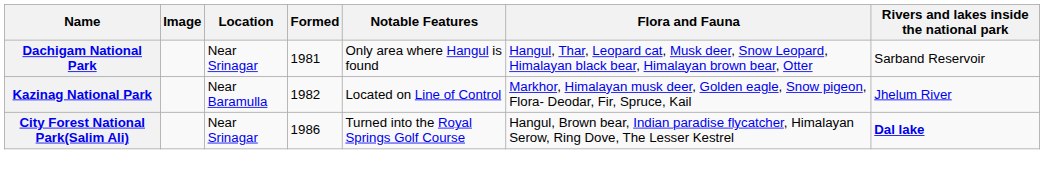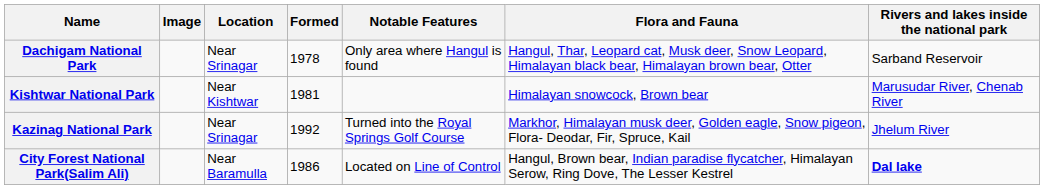(305, 58) 1981 -> (305, 58) 1978
+ row: (82, 94)
(238, 94) Near Baramulla -> (232, 130) Near Srinagar
(305, 94) 1982 -> (305, 130) 1992
(423, 94) Located on Line of Control -> (408, 130) Turned into the Royal Springs Golf Course
(233, 130) Near Srinagar -> (237, 166) Near Baramulla
(409, 130) Turned into the Royal Springs Golf Course -> (423, 166) Located on Line of Control
